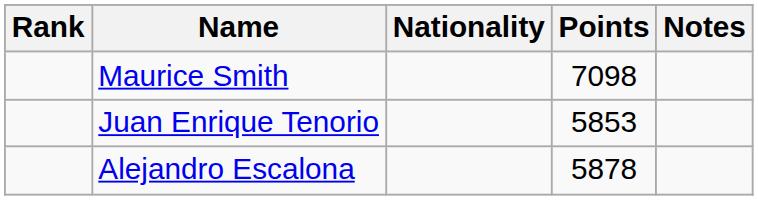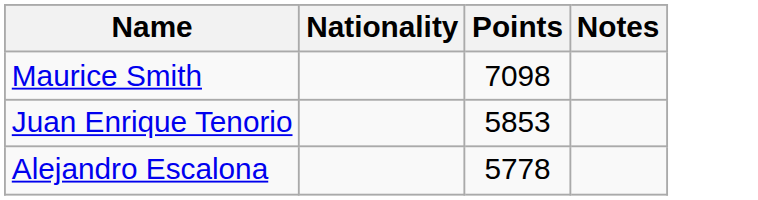- column: (48, 28)
(604, 169) 5878 -> (518, 169) 5778
